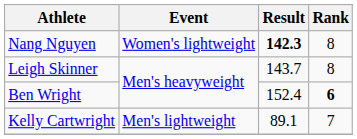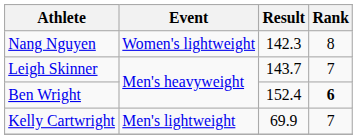(284, 43) bold -> (284, 43) normal
(331, 69) 8 -> (331, 69) 7
(284, 121) 89.1 -> (284, 121) 69.9
